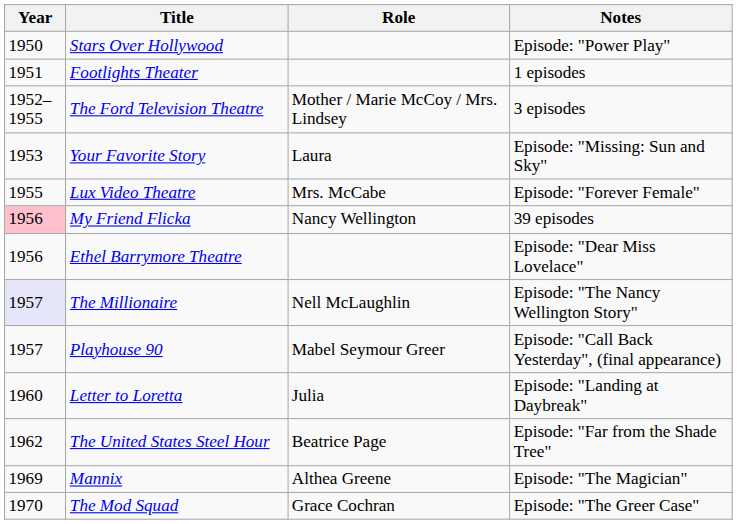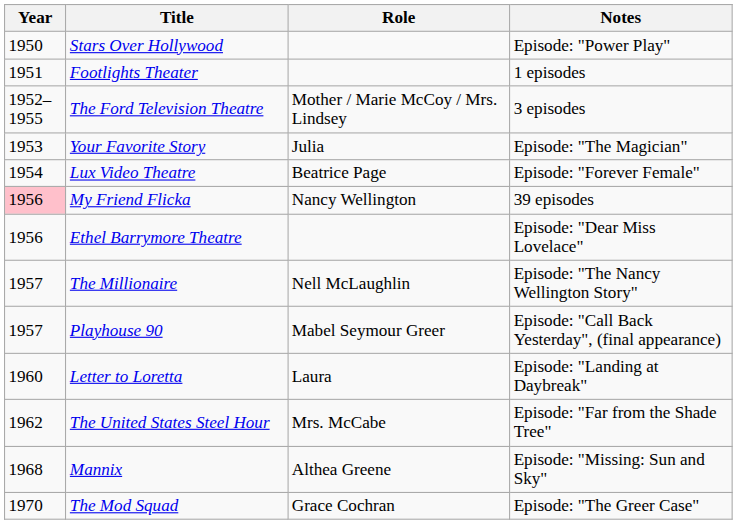(312, 155) Laura -> (308, 145) Julia
(609, 155) Episode: "Missing: Sun and Sky" -> (601, 145) Episode: "The Magician"
(26, 192) 1955 -> (26, 173) 1954
(339, 192) Mrs. McCabe -> (339, 173) Beatrice Page
(26, 302) lavender background -> (26, 283) no background
(308, 395) Julia -> (312, 376) Laura
(339, 441) Beatrice Page -> (339, 422) Mrs. McCabe
(26, 478) 1969 -> (26, 469) 1968
(601, 478) Episode: "The Magician" -> (609, 469) Episode: "Missing: Sun and Sky"
